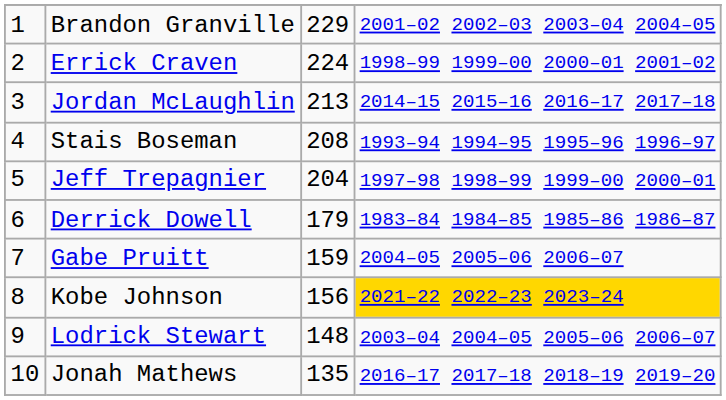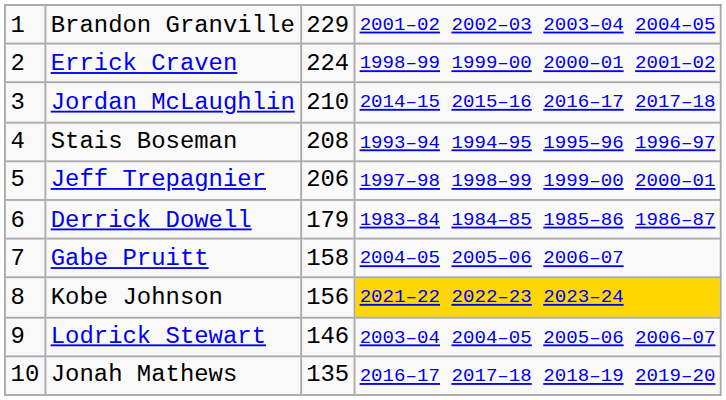(328, 102) 213 -> (328, 102) 210
(328, 180) 204 -> (328, 180) 206
(328, 258) 159 -> (328, 258) 158
(328, 336) 148 -> (328, 336) 146
